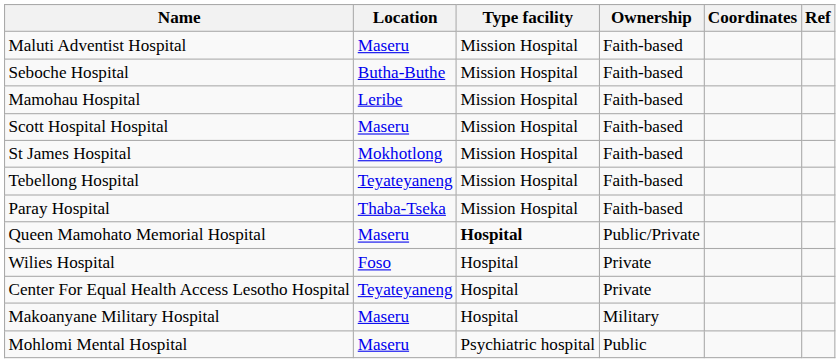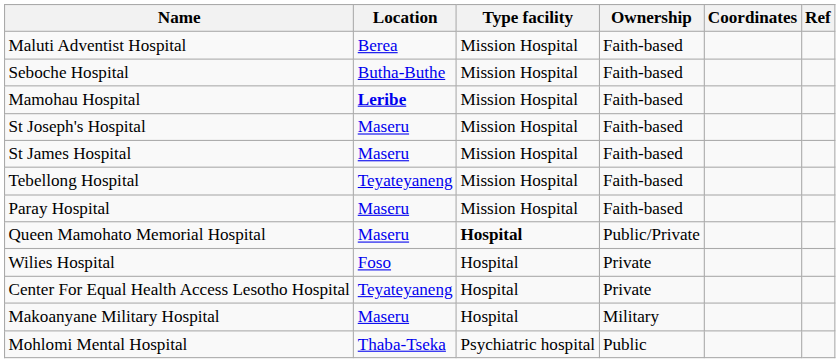(383, 45) Maseru -> (378, 45) Berea
(380, 99) normal -> (382, 99) bold
- row: (88, 126)
+ row: (77, 126)
(400, 153) Mokhotlong -> (383, 153) Maseru
(402, 208) Thaba-Tseka -> (383, 208) Maseru
(383, 343) Maseru -> (402, 343) Thaba-Tseka
